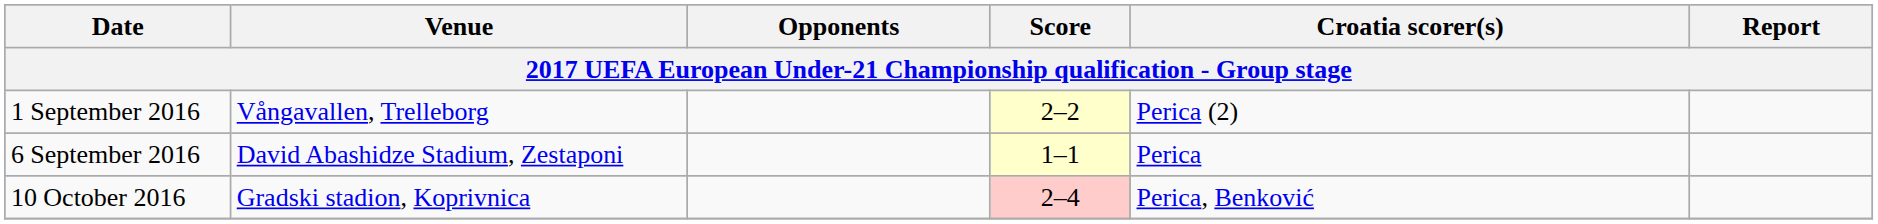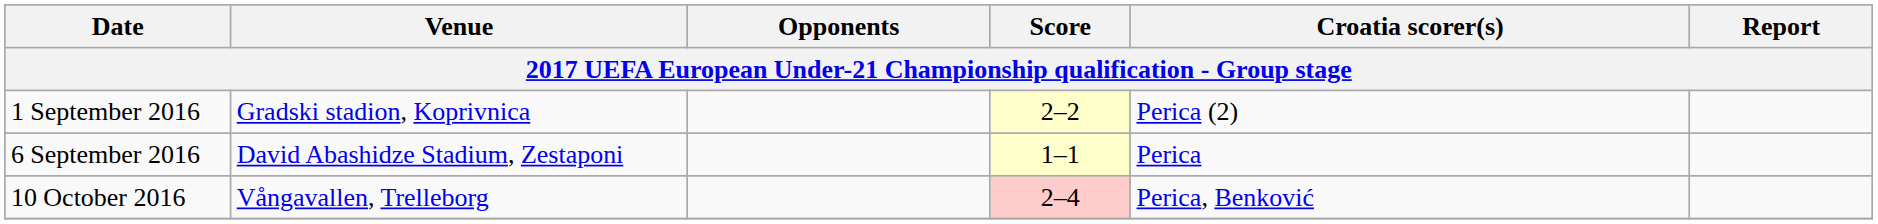(363, 111) Vångavallen, Trelleborg -> (384, 111) Gradski stadion, Koprivnica
(384, 197) Gradski stadion, Koprivnica -> (363, 197) Vångavallen, Trelleborg
